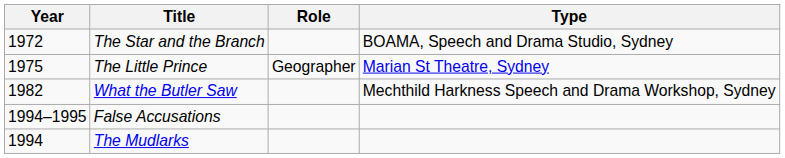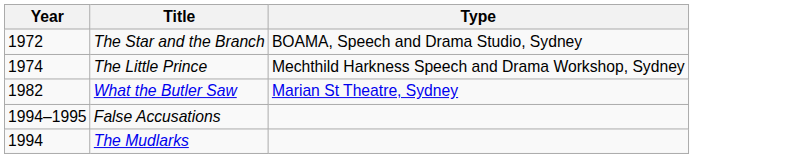- column: (314, 16)
(26, 66) 1975 -> (26, 66) 1974
(456, 66) Marian St Theatre, Sydney -> (478, 66) Mechthild Harkness Speech and Drama Workshop, Sydney
(569, 91) Mechthild Harkness Speech and Drama Workshop, Sydney -> (365, 91) Marian St Theatre, Sydney
